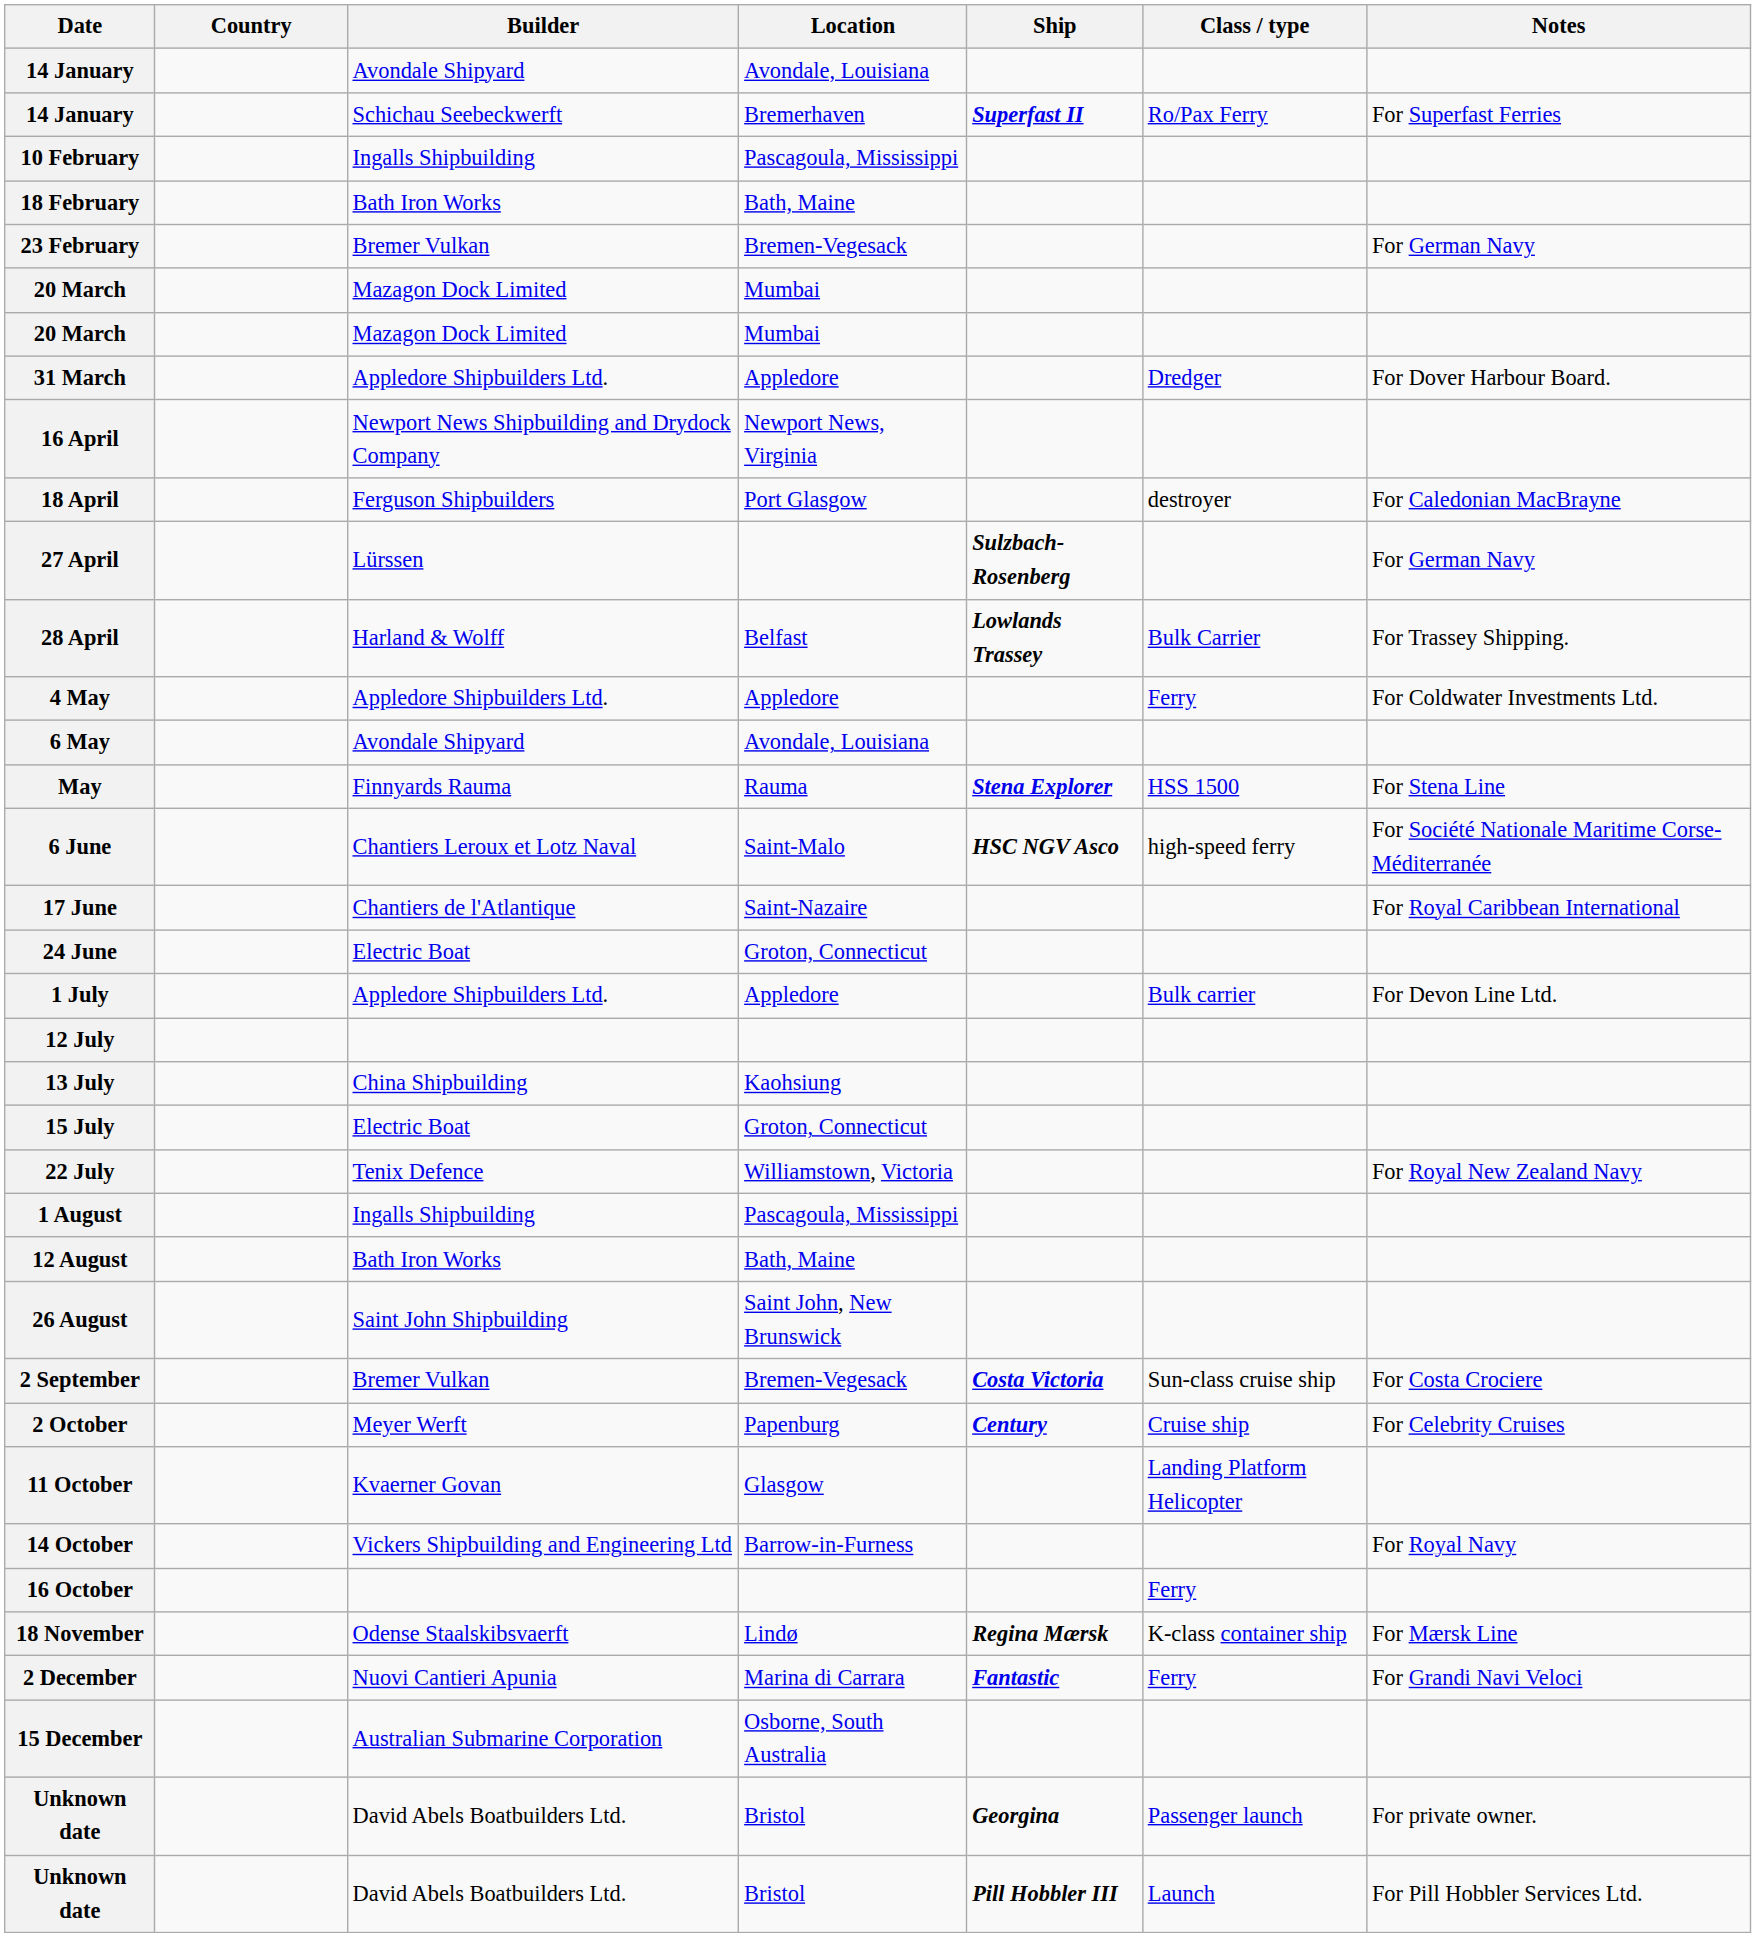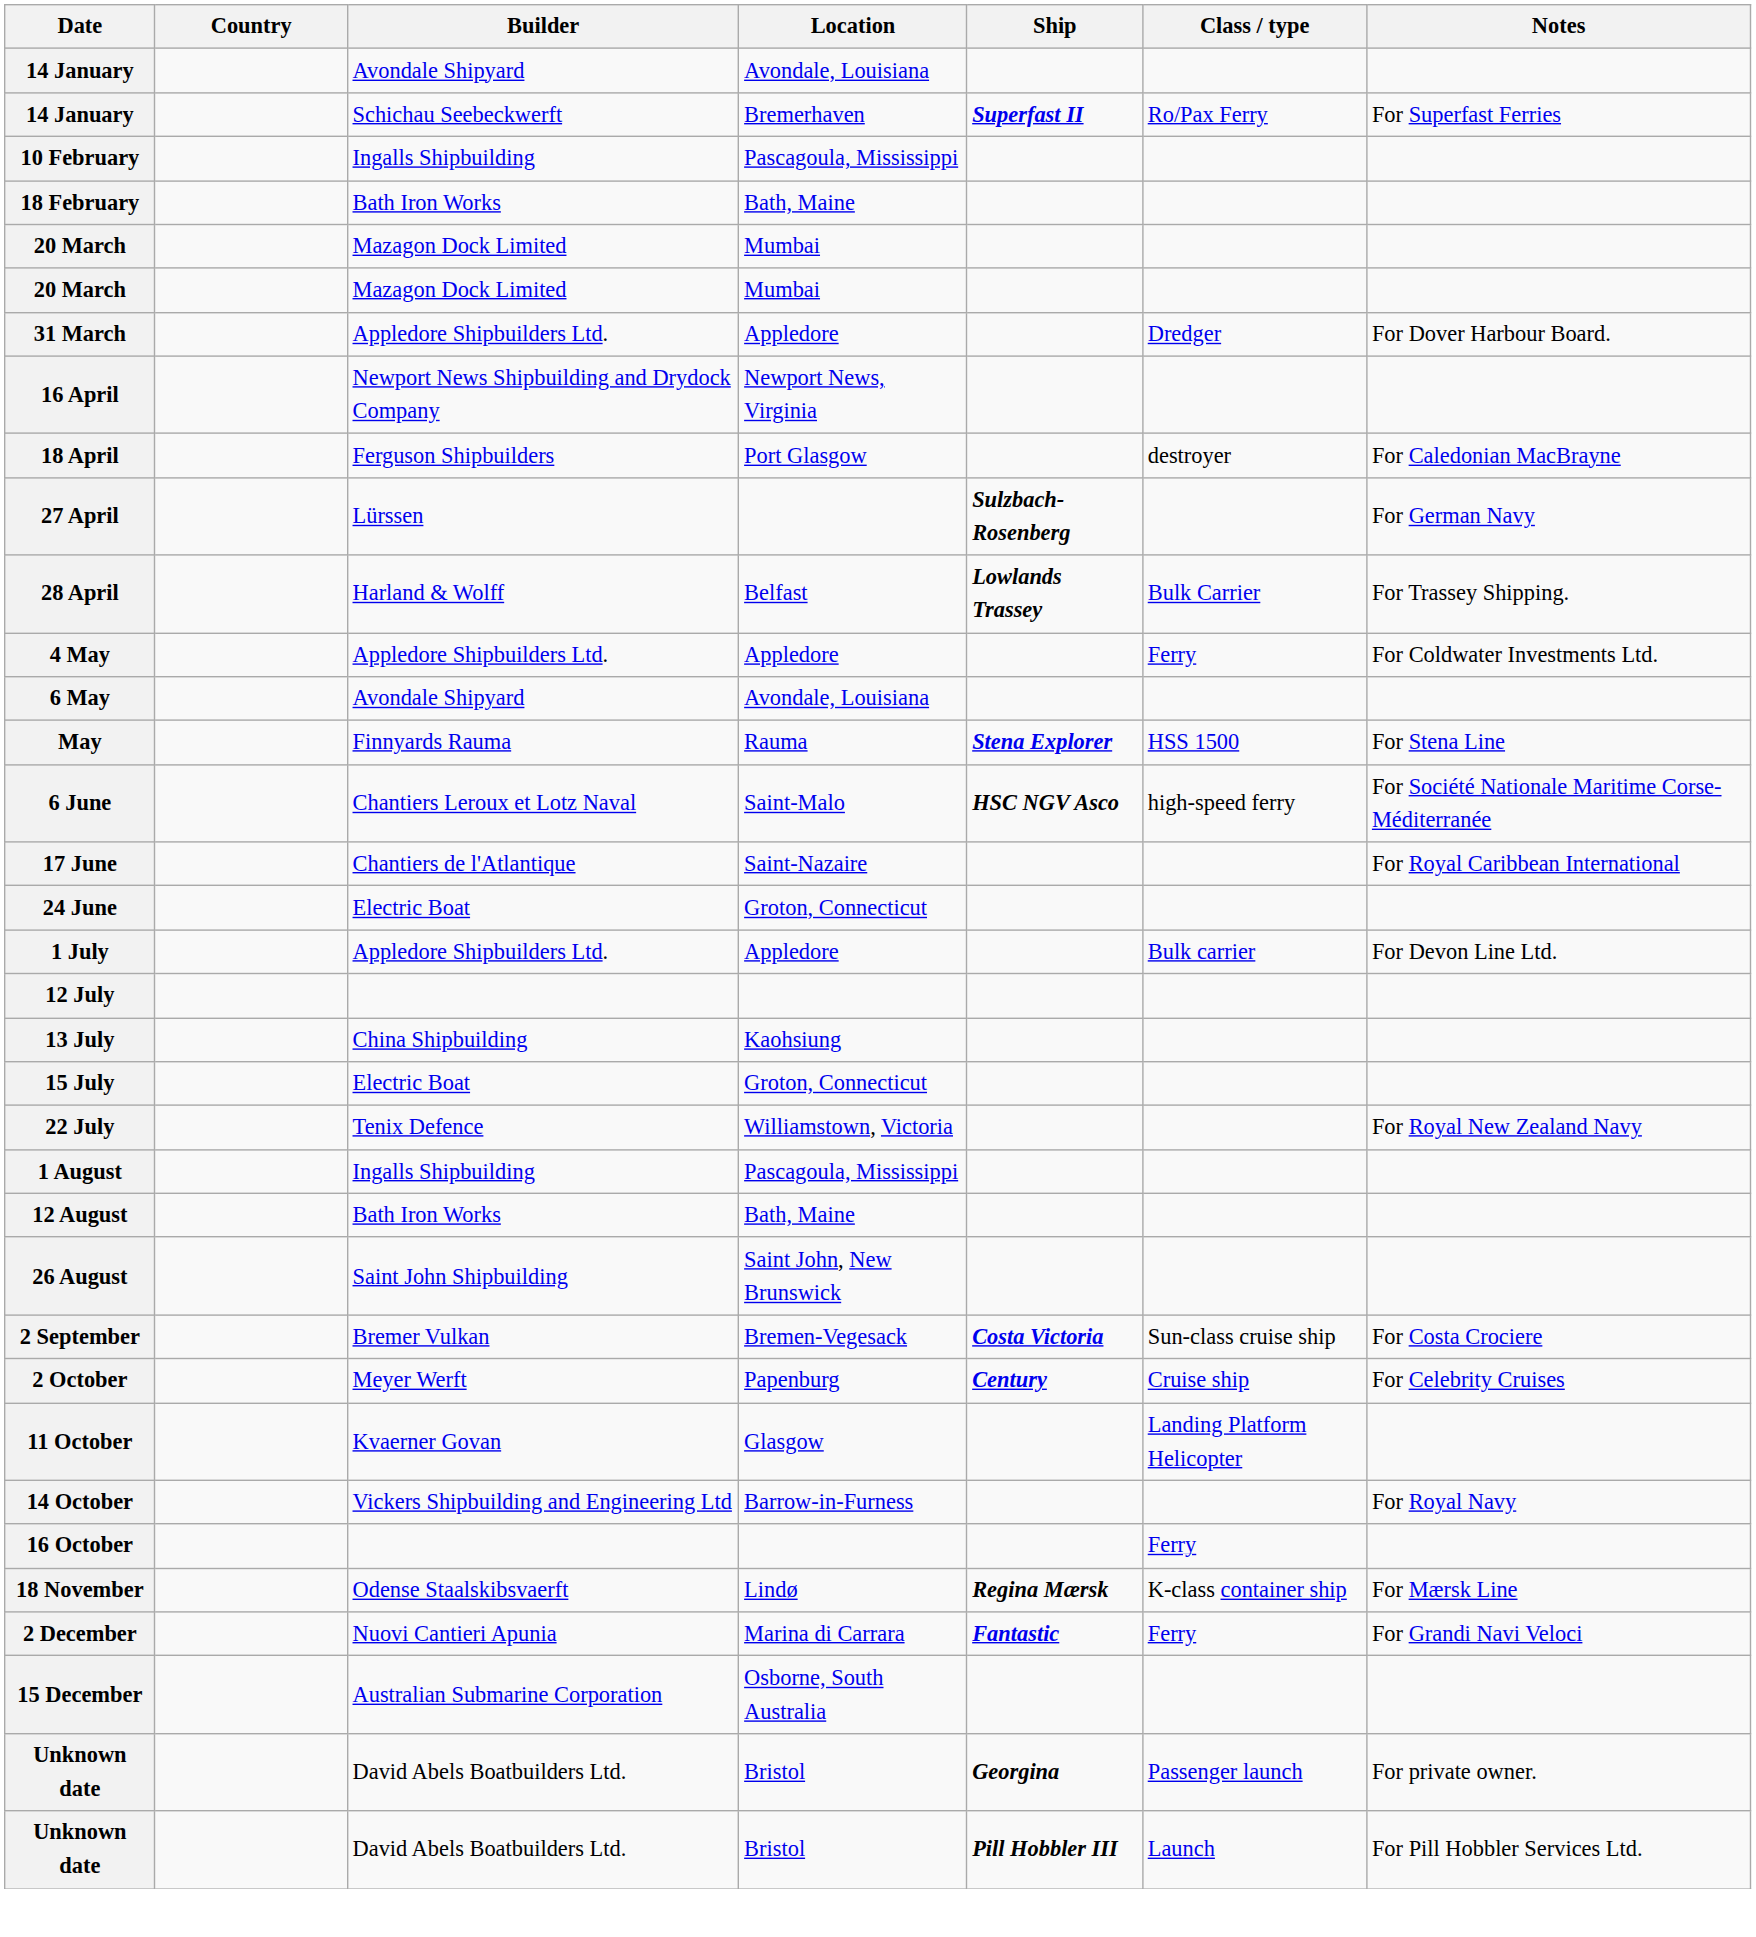- row: (80, 246)
